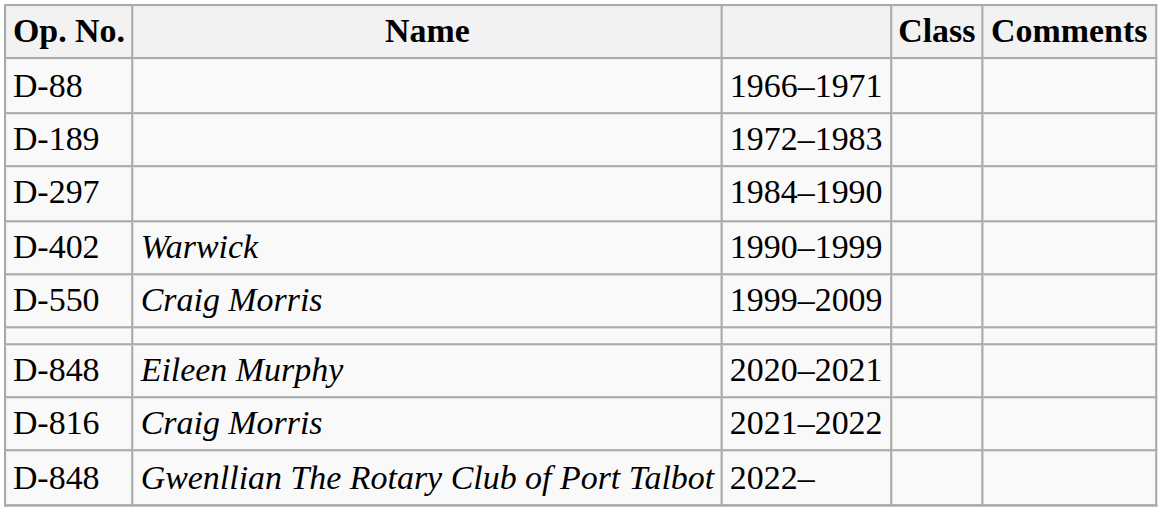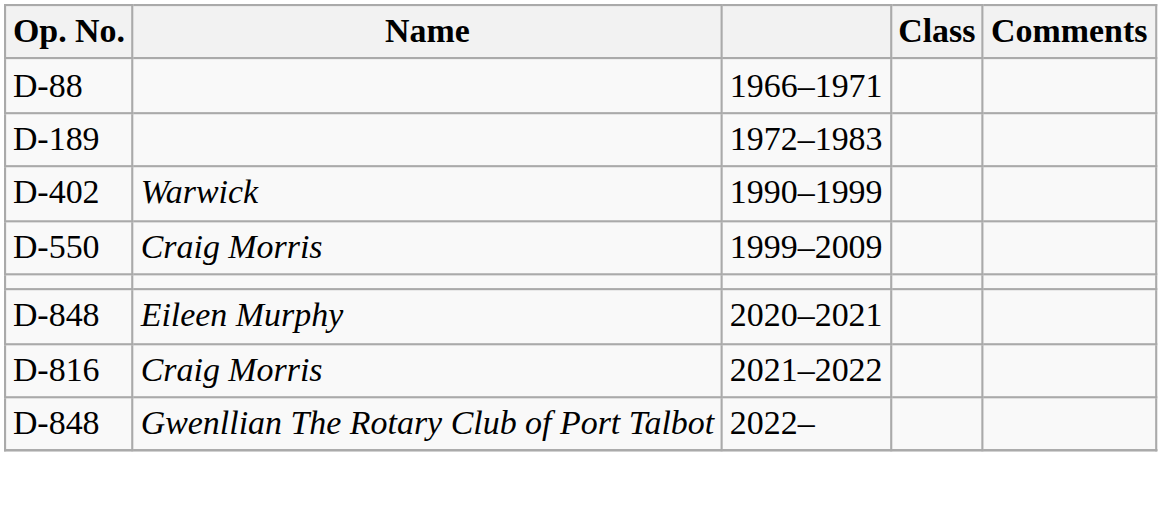- row: (56, 192)
